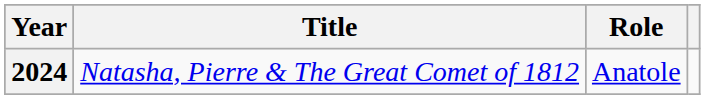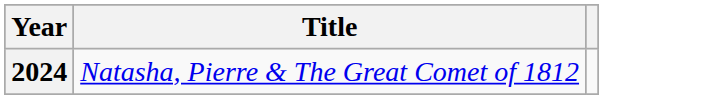- column: (636, 26)
